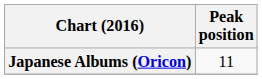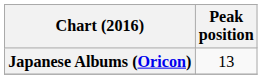(226, 61) 11 -> (226, 61) 13
